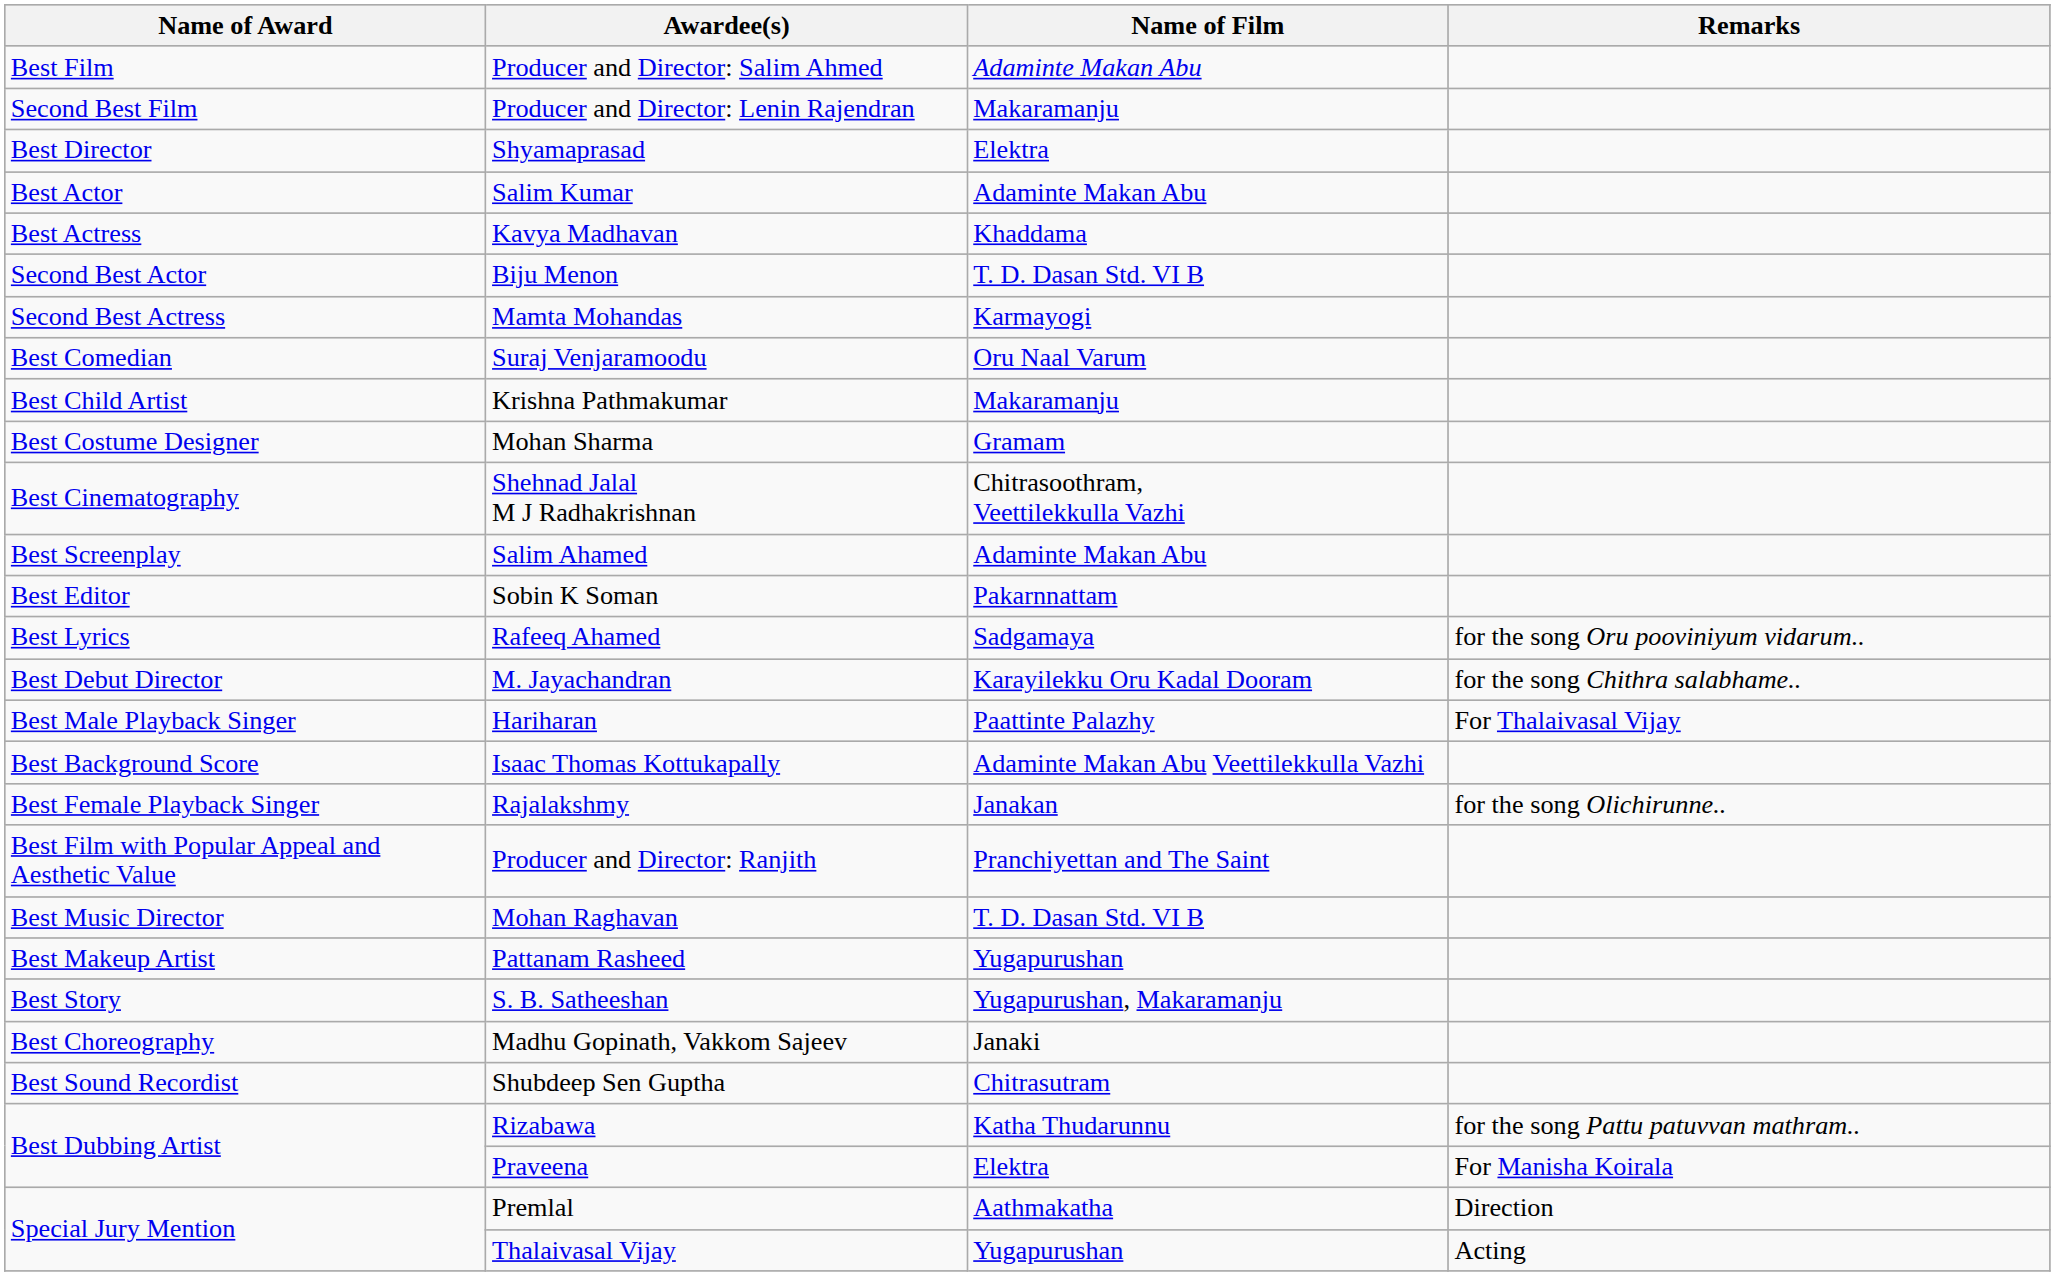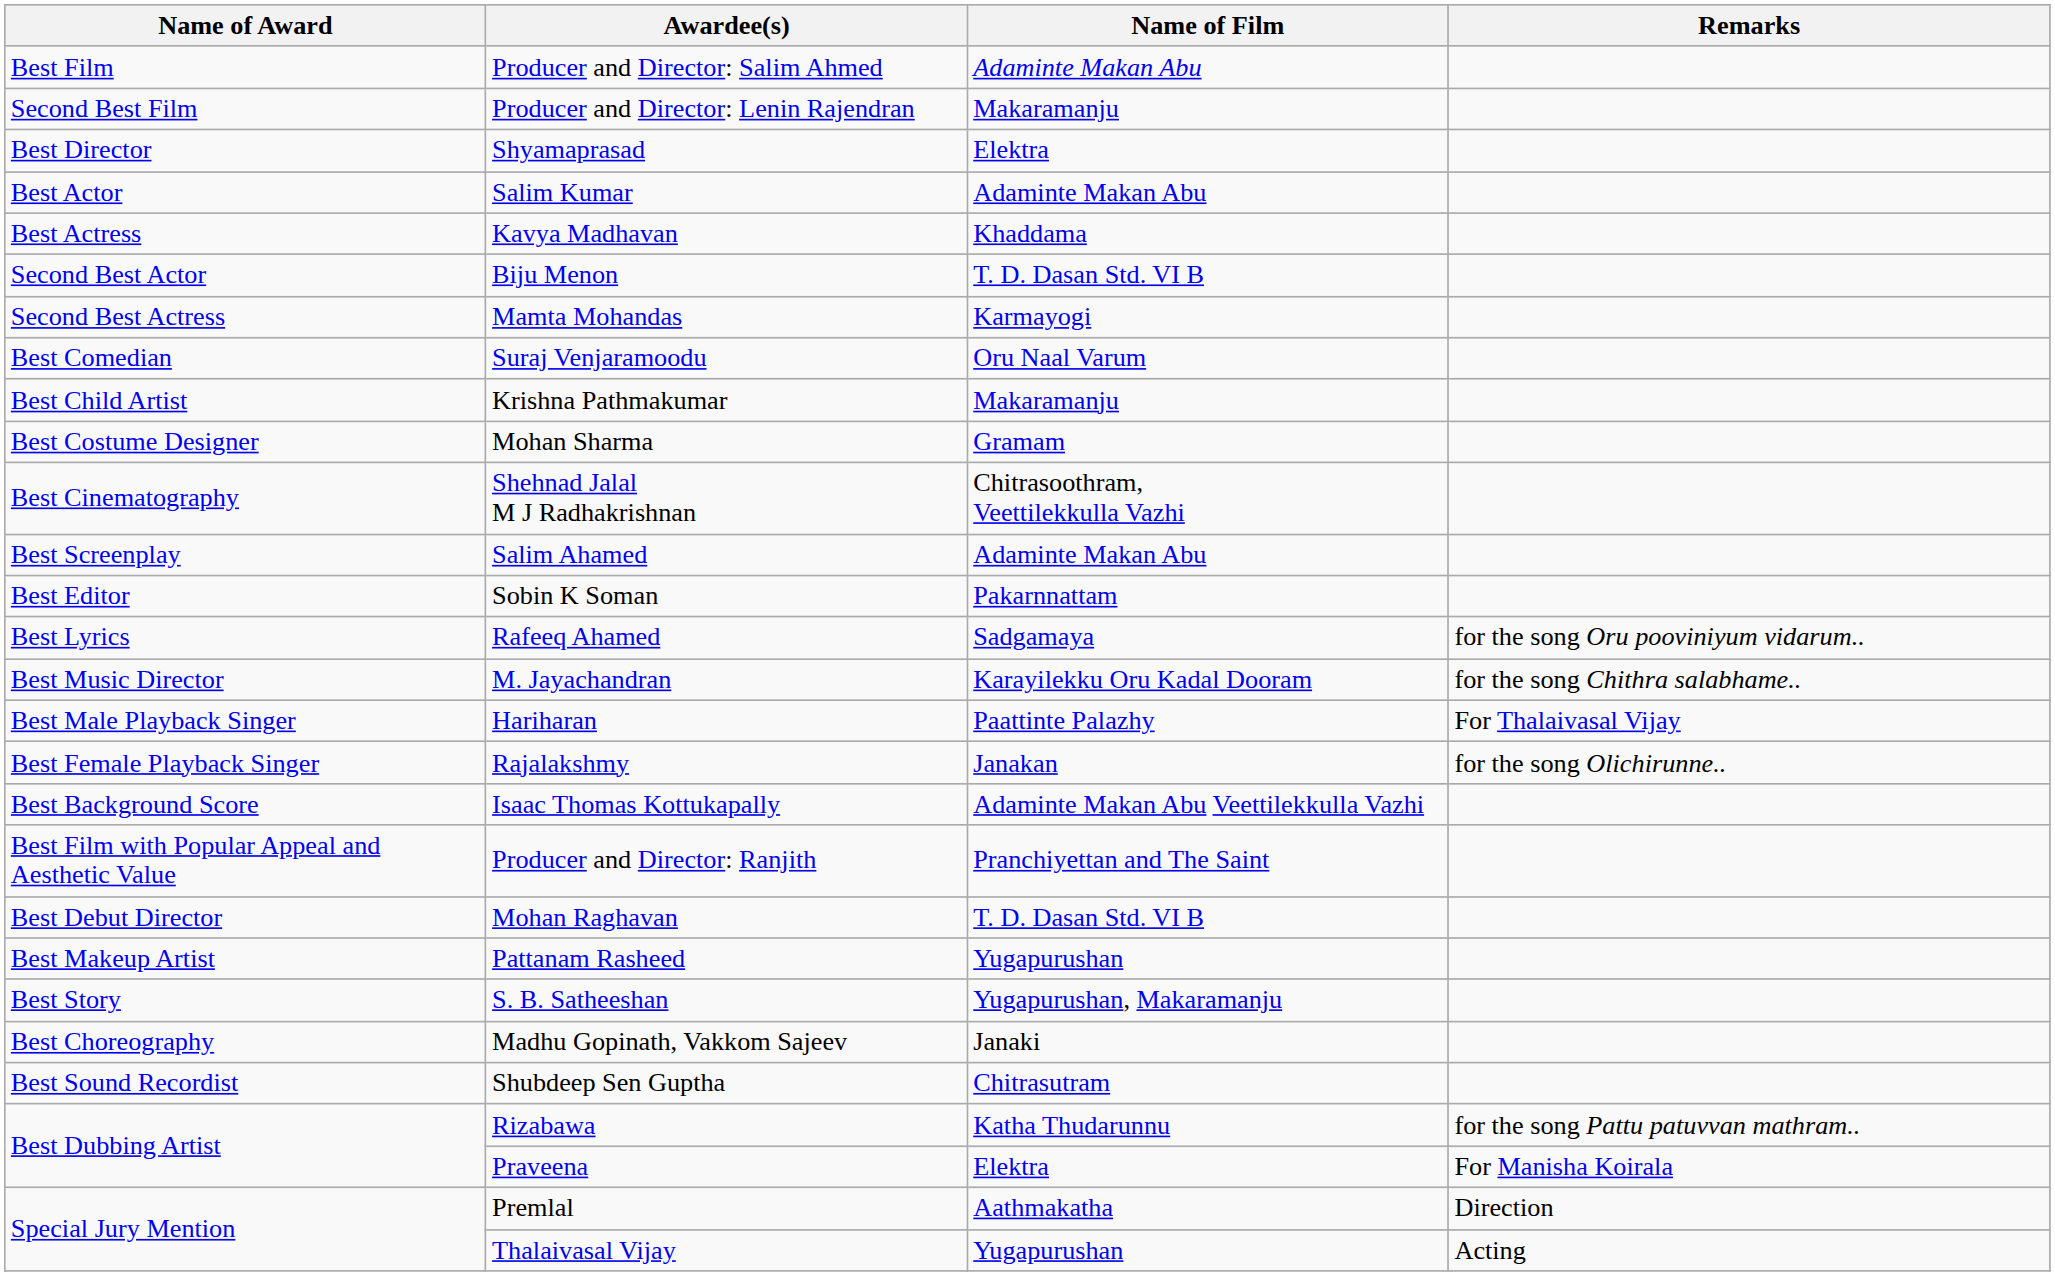(117, 679) Best Debut Director -> (117, 679) Best Music Director
rows swapped: (561, 803) <-> (636, 762)
(117, 916) Best Music Director -> (117, 916) Best Debut Director
